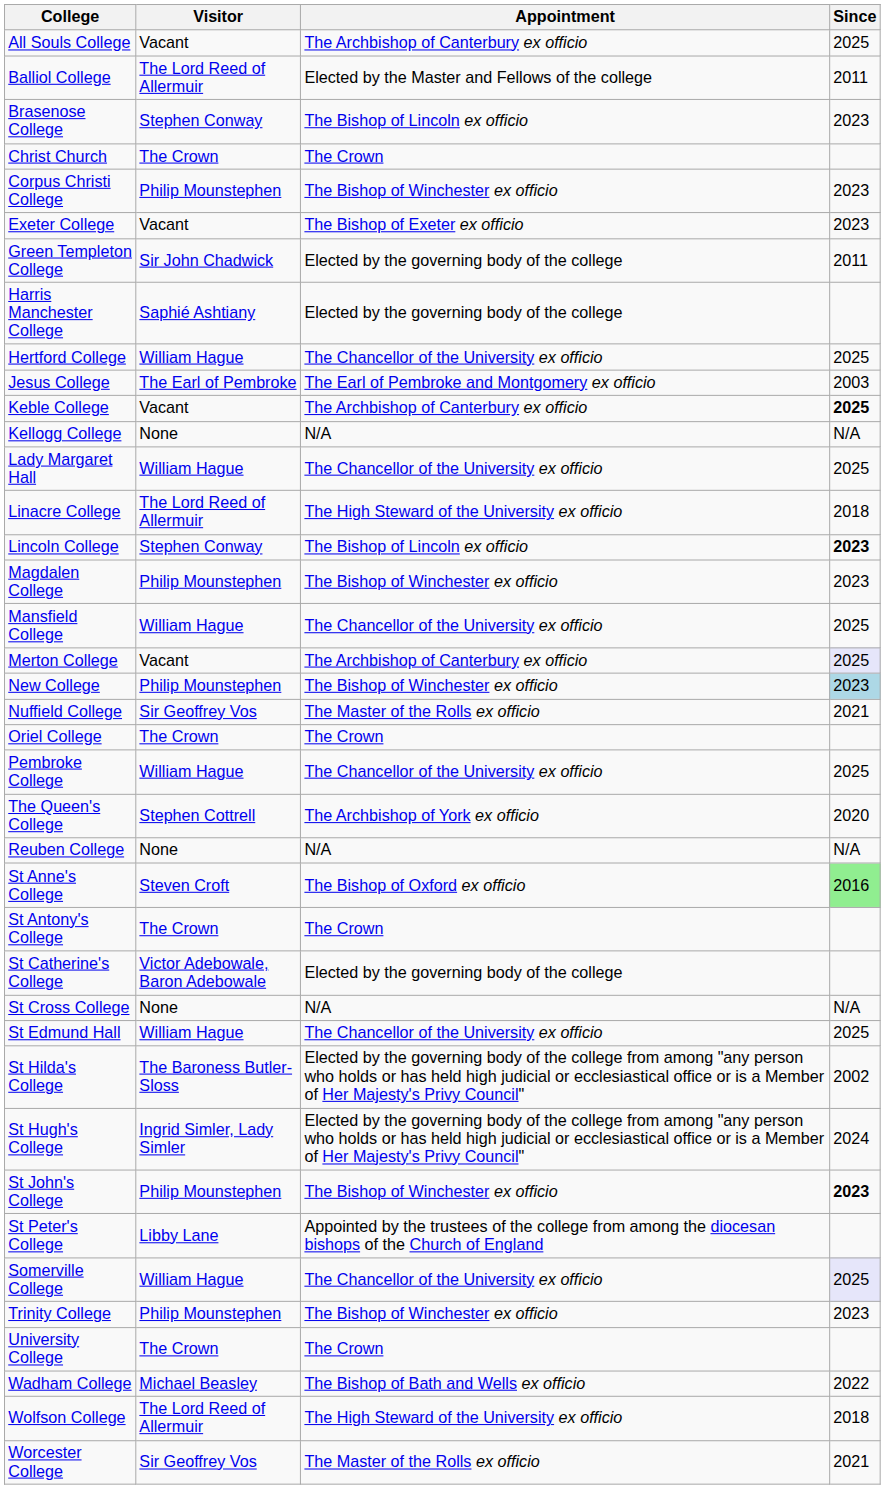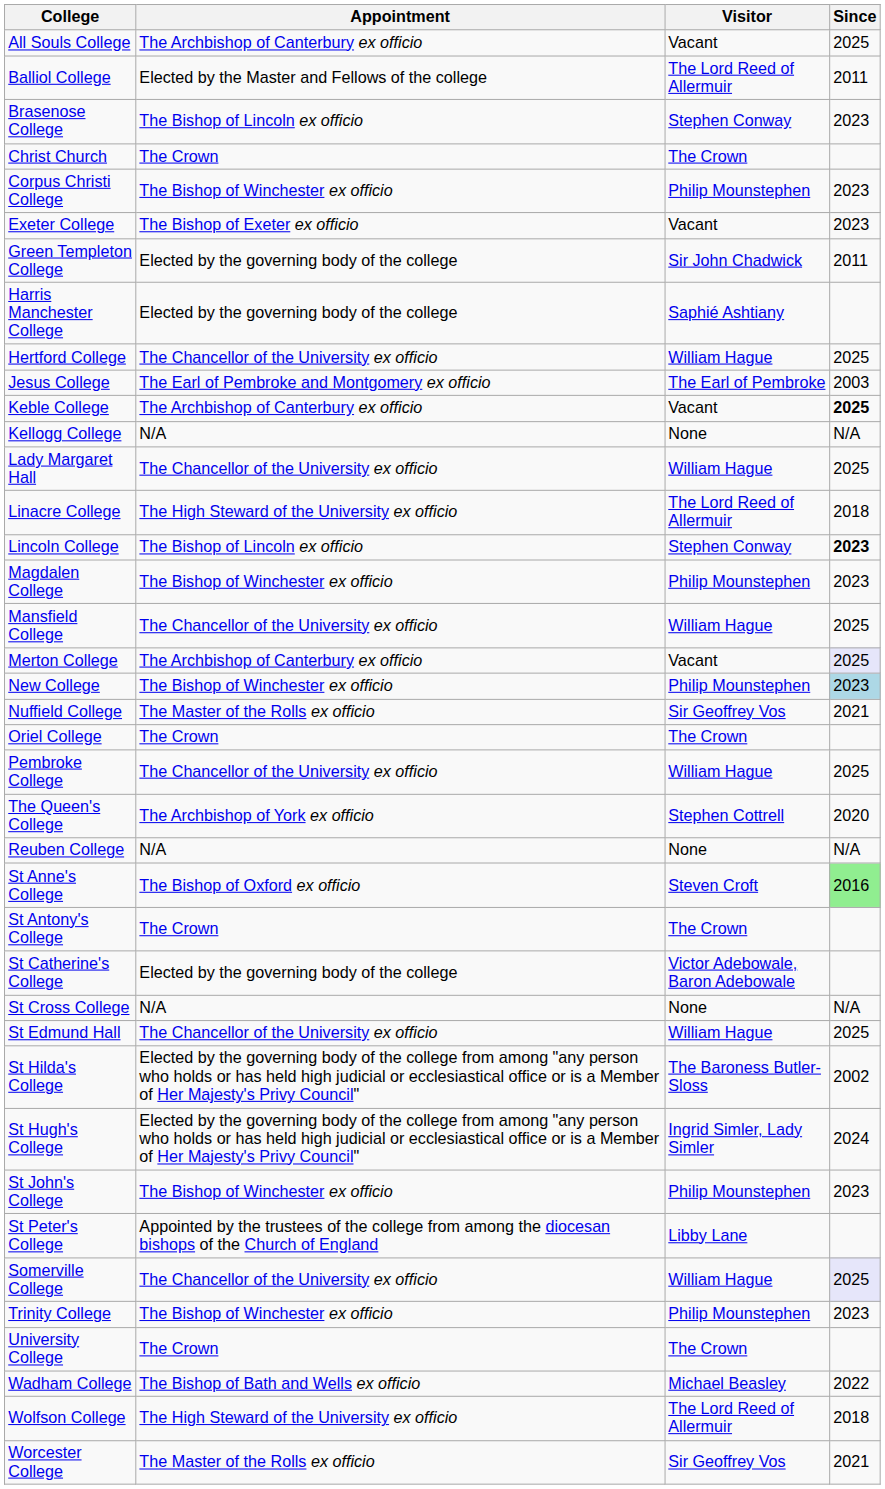columns swapped: (218, 17) <-> (565, 17)
(851, 1191) bold -> (851, 1191) normal
